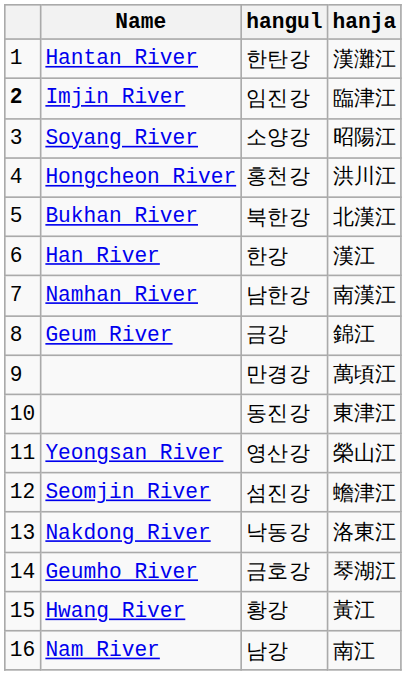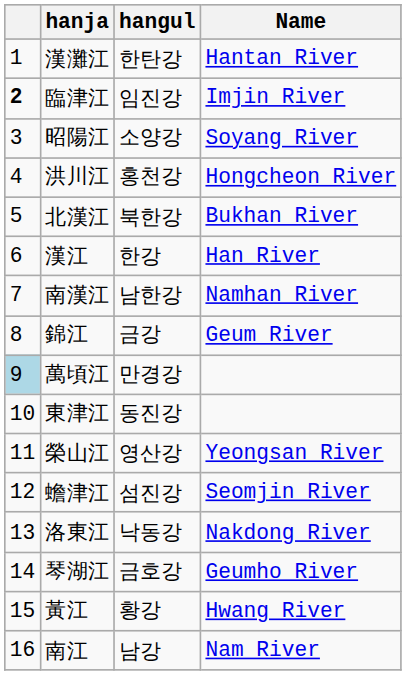columns swapped: (141, 22) <-> (364, 22)
(16, 374) no background -> (16, 374) lightblue background
